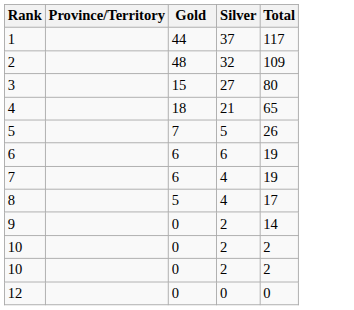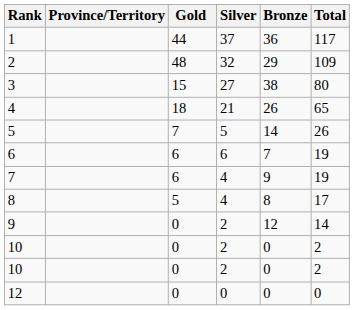+ column: (285, 16)
